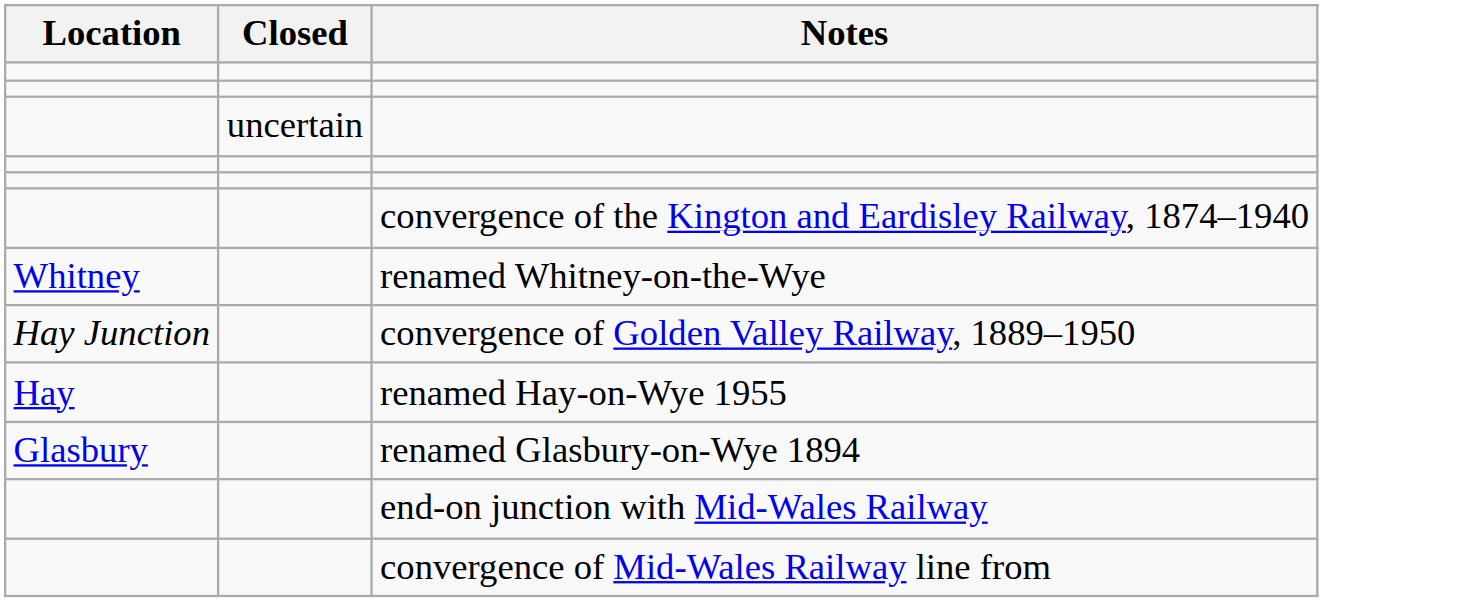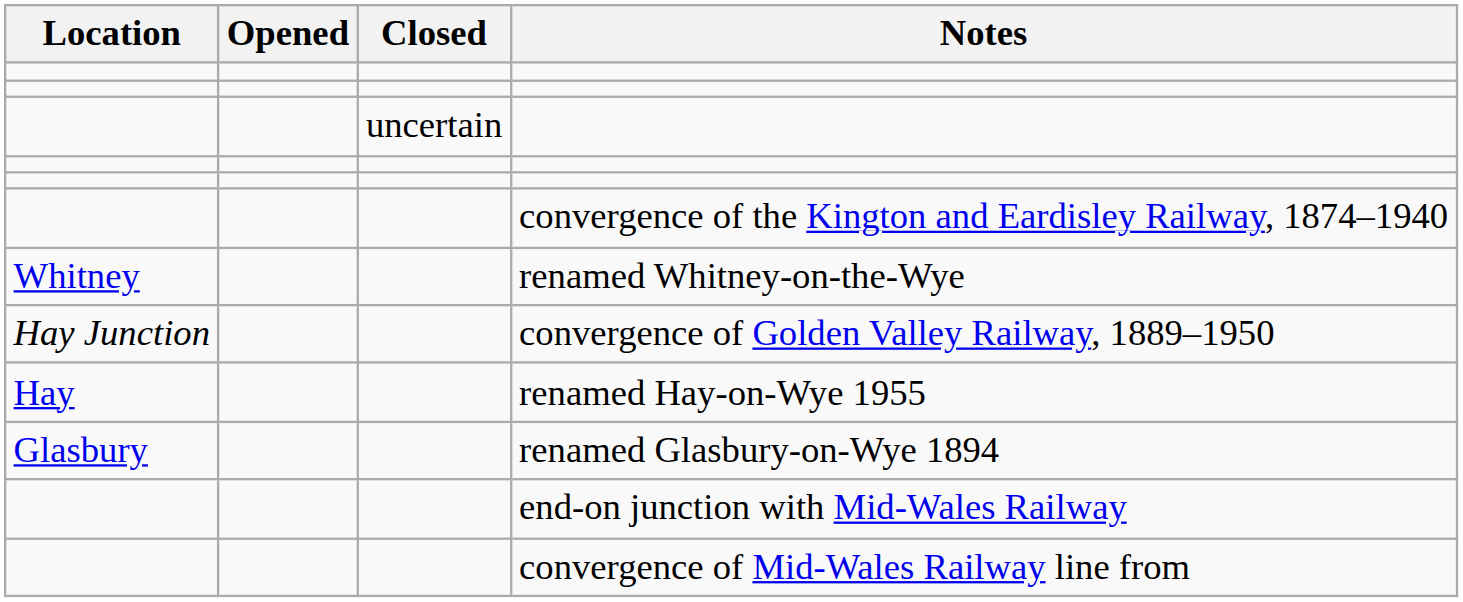+ column: (288, 33)
